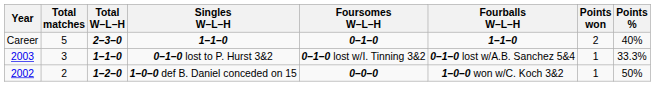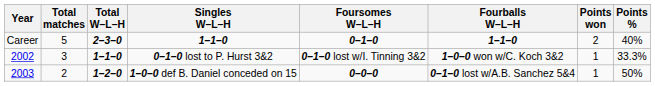(23, 57) 2003 -> (23, 57) 2002
(503, 57) 0–1–0 lost w/A.B. Sanchez 5&4 -> (503, 57) 1–0–0 won w/C. Koch 3&2
(23, 73) 2002 -> (23, 73) 2003
(503, 73) 1–0–0 won w/C. Koch 3&2 -> (503, 73) 0–1–0 lost w/A.B. Sanchez 5&4
